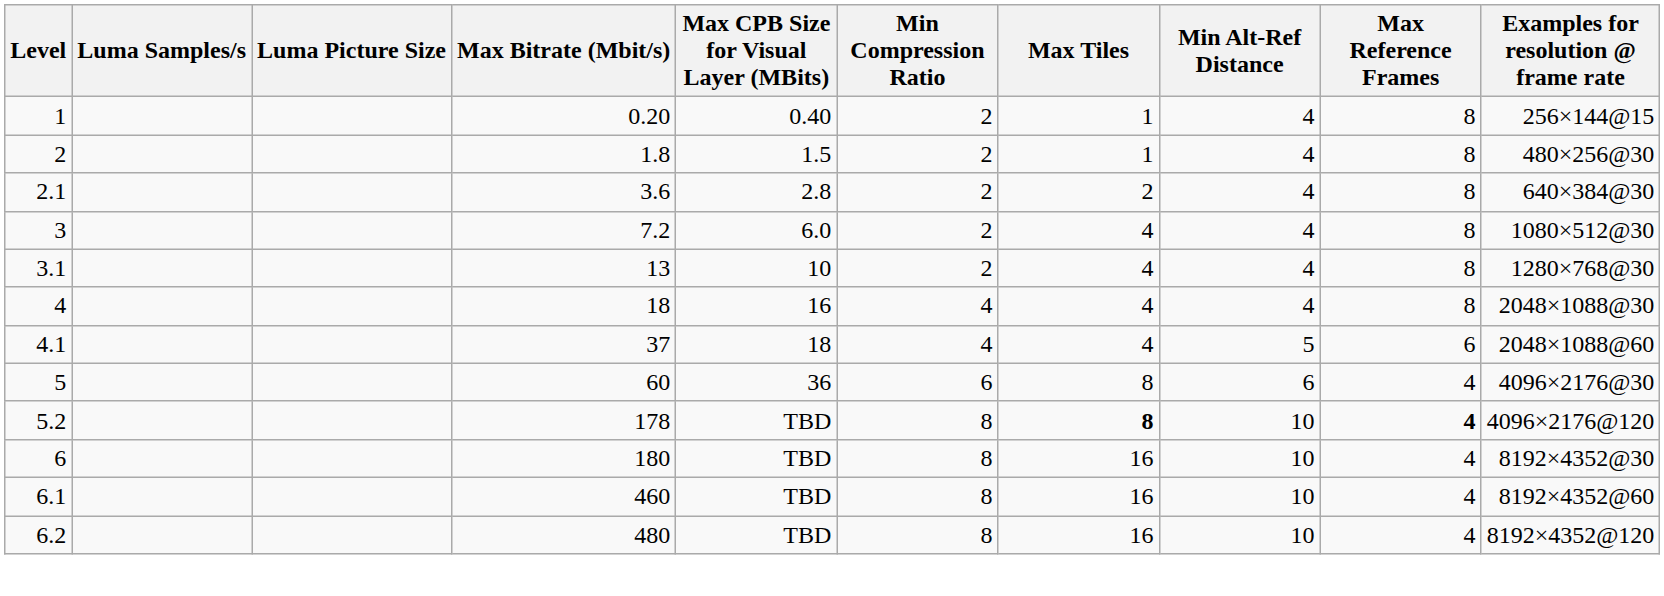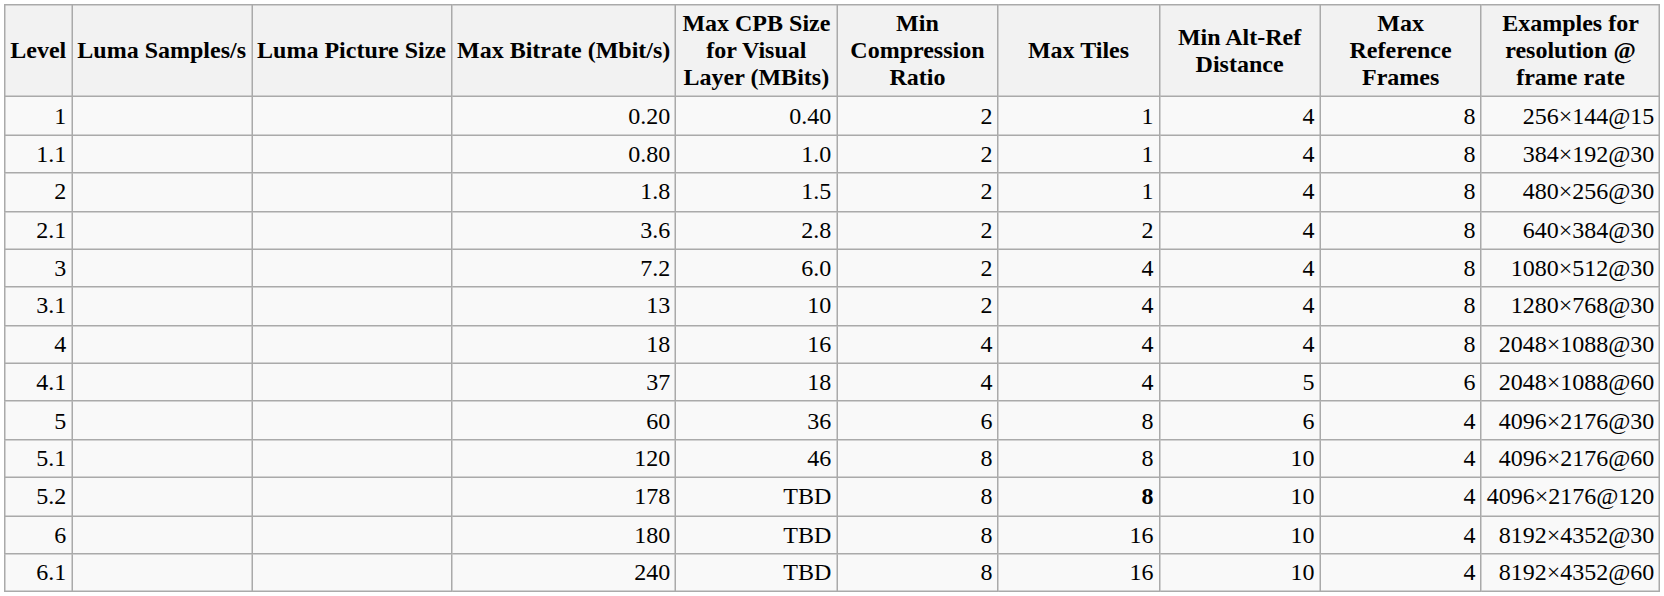+ row: (51, 153)
+ row: (51, 458)
(1470, 420) bold -> (1470, 496) normal
(652, 496) 460 -> (652, 572) 240
- row: (51, 534)
